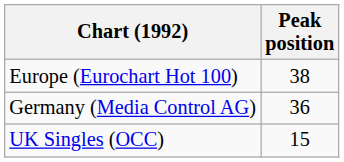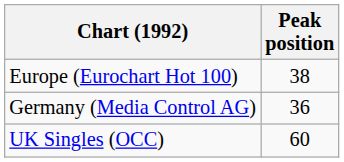(300, 140) 15 -> (300, 140) 60
